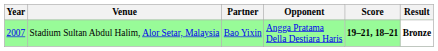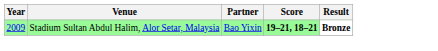- column: (304, 12)
(16, 33) 2007 -> (16, 28) 2009
